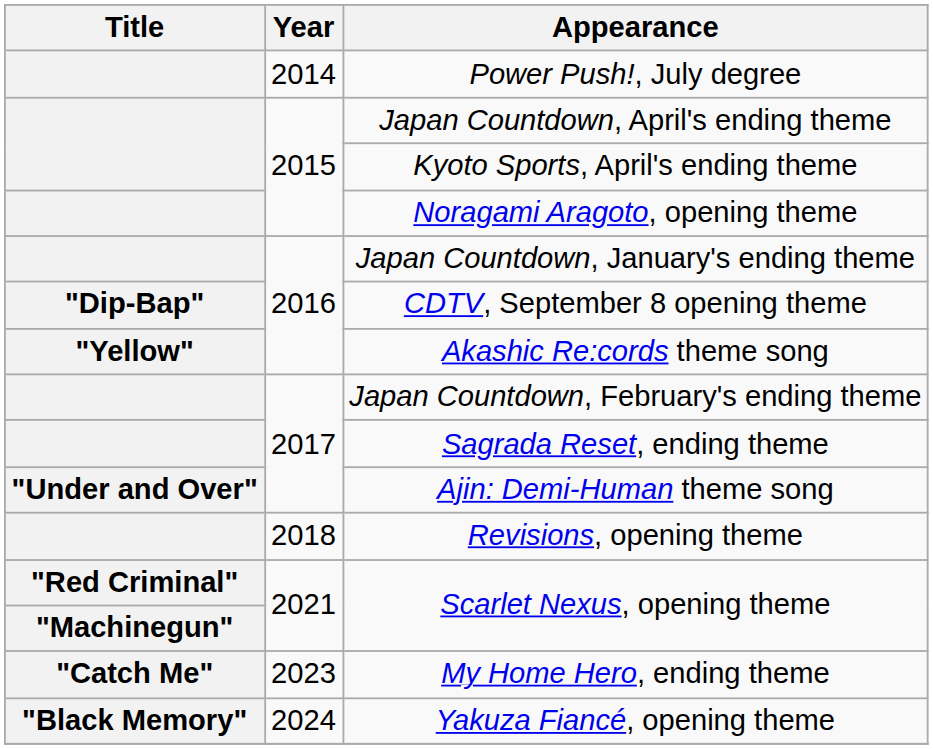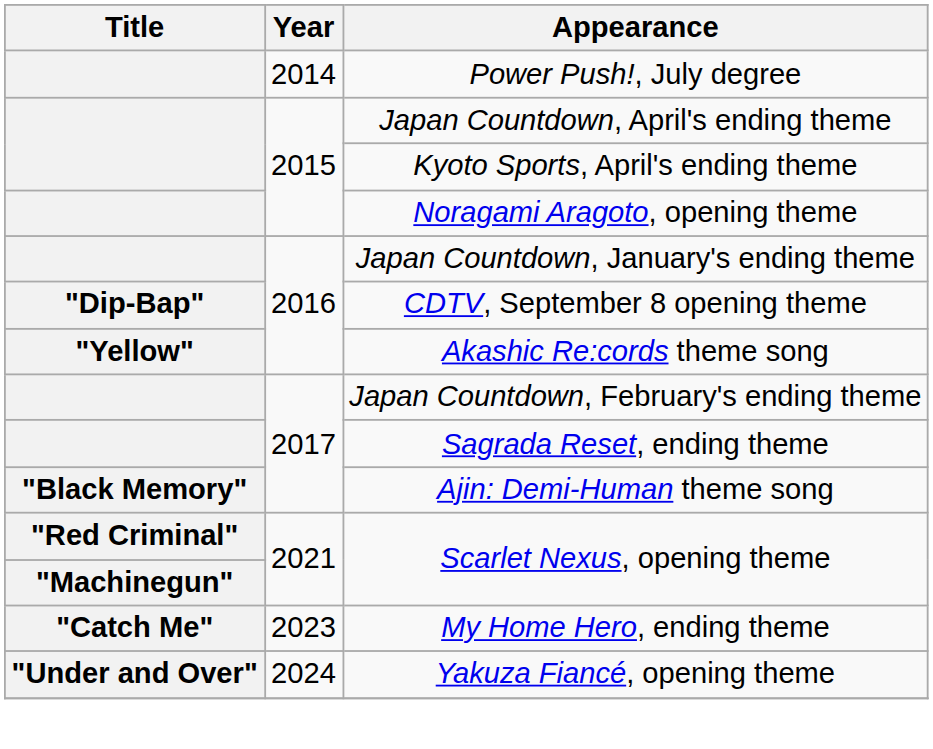(135, 489) "Under and Over" -> (135, 489) "Black Memory"
- row: (304, 535)
(135, 720) "Black Memory" -> (135, 674) "Under and Over"
